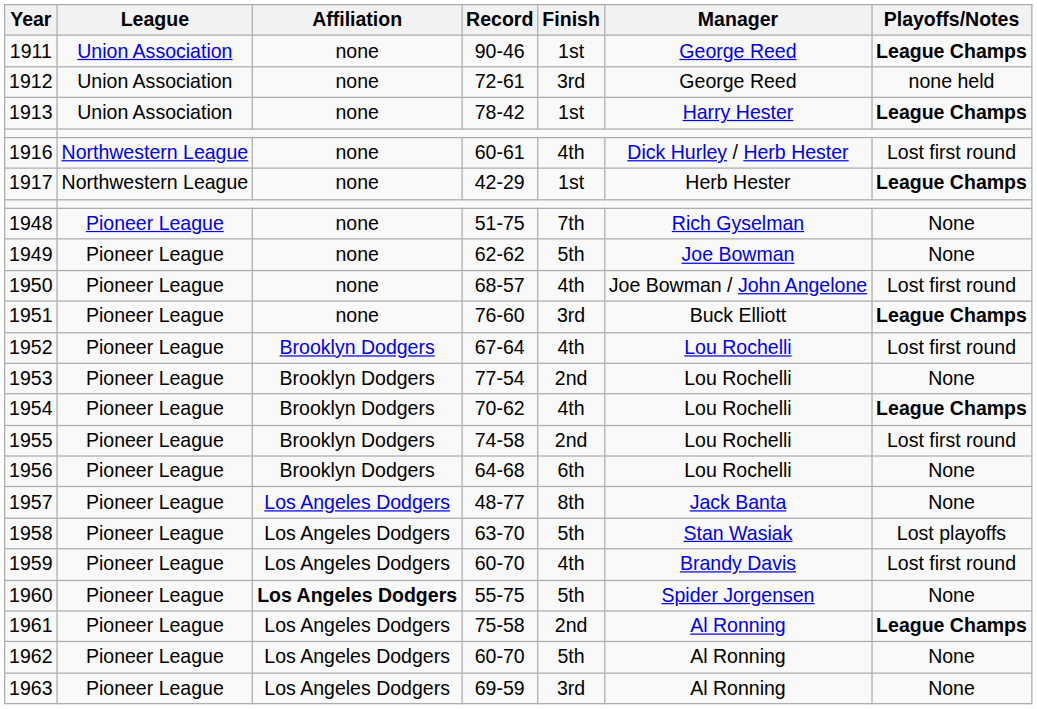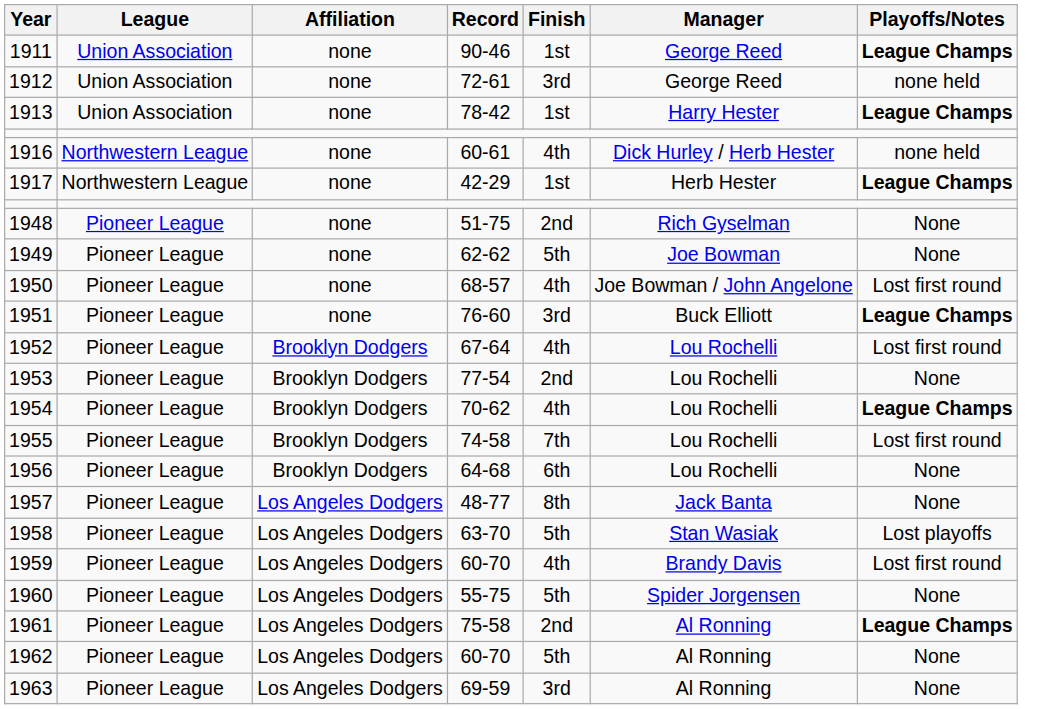(951, 152) Lost first round -> (937, 152) none held
(571, 223) 7th -> (557, 223) 2nd
(571, 440) 2nd -> (557, 440) 7th
(357, 595) bold -> (350, 595) normal
